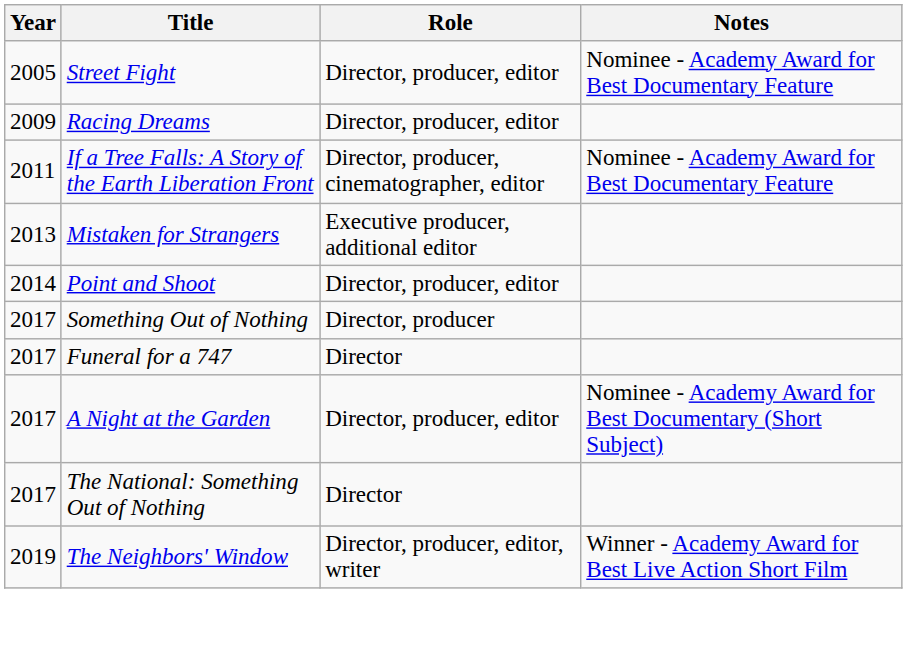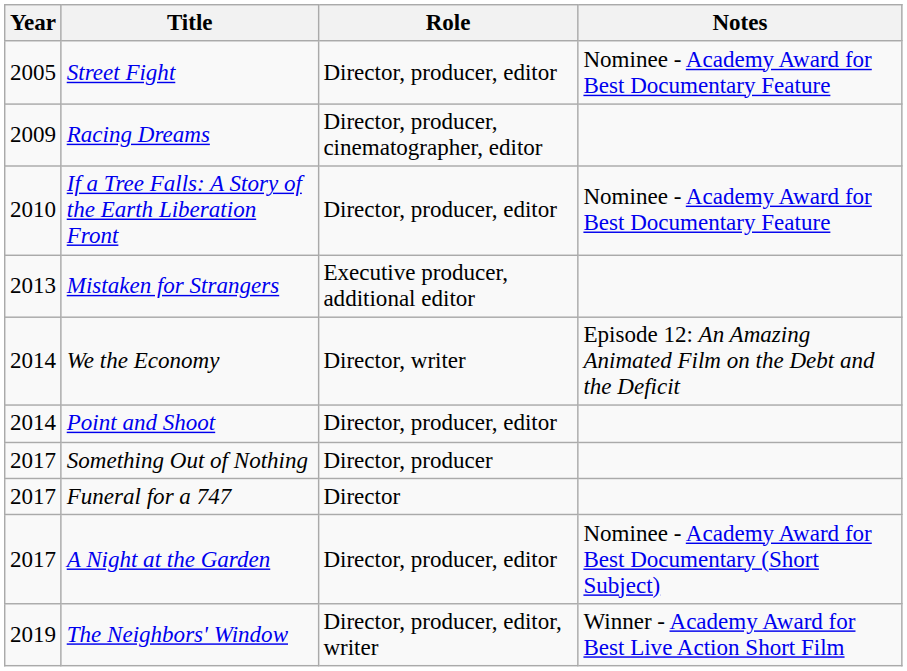(442, 121) Director, producer, editor -> (433, 134) Director, producer, cinematographer, editor
(33, 171) 2011 -> (33, 210) 2010
(435, 171) Director, producer, cinematographer, editor -> (440, 210) Director, producer, editor
+ row: (143, 360)
- row: (183, 494)
